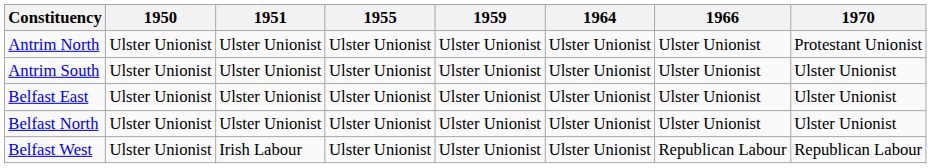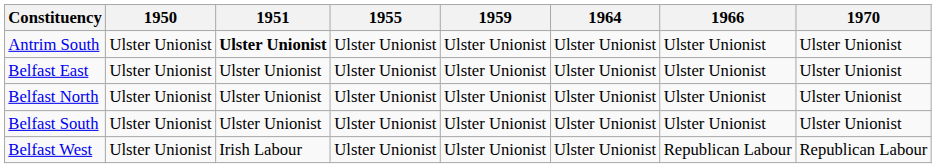- row: (54, 44)
(270, 70) normal -> (273, 44) bold
+ row: (53, 123)
